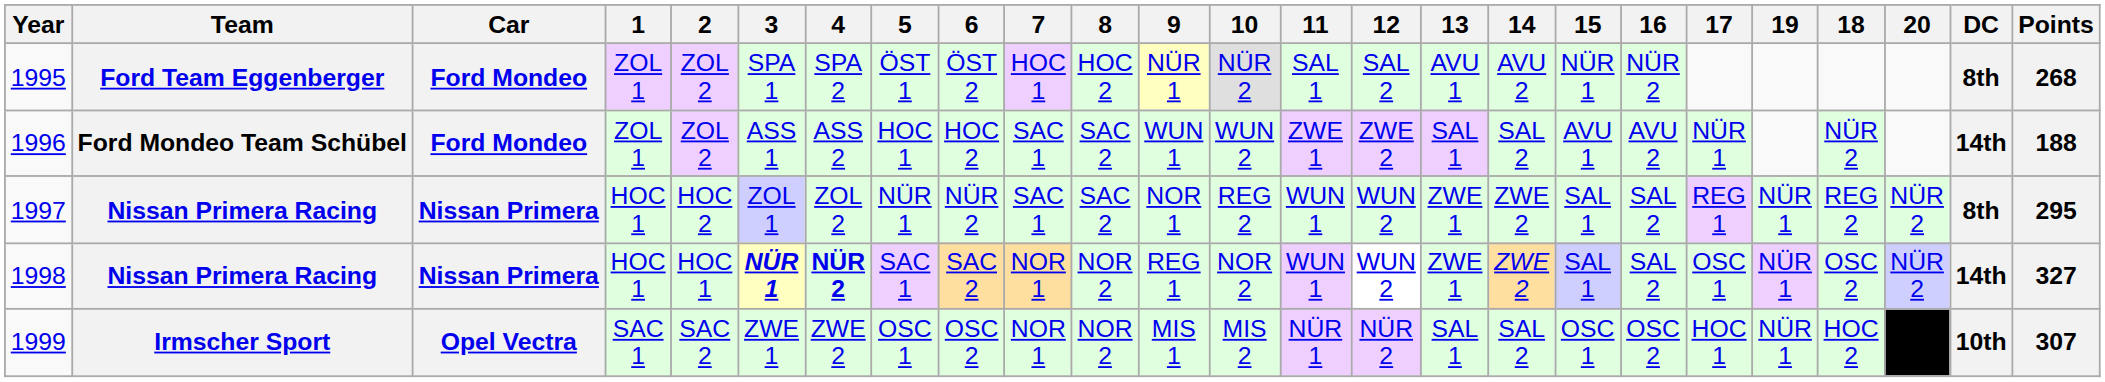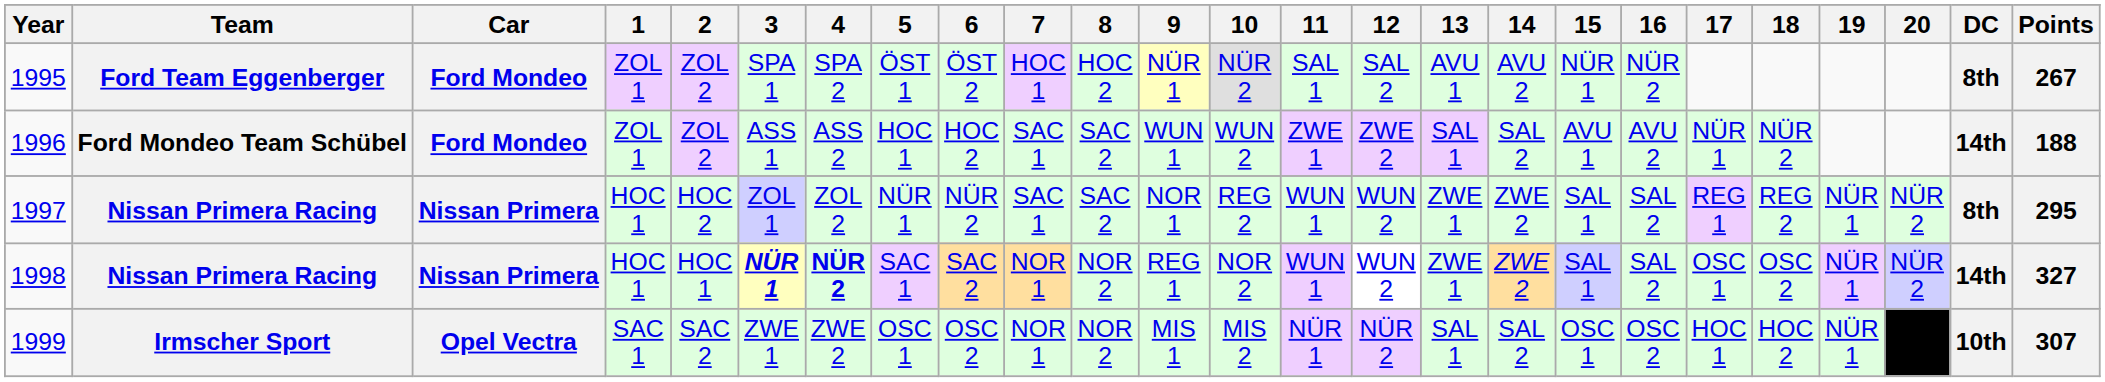columns swapped: (1851, 24) <-> (1785, 24)
(2056, 77) 268 -> (2056, 77) 267
